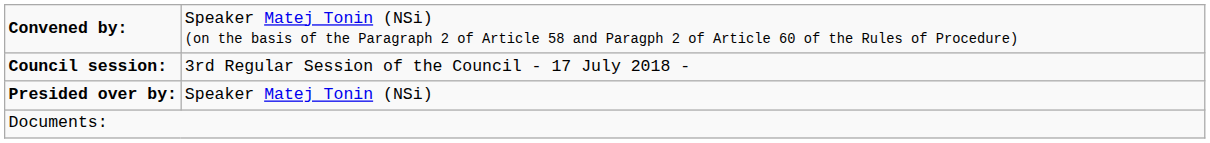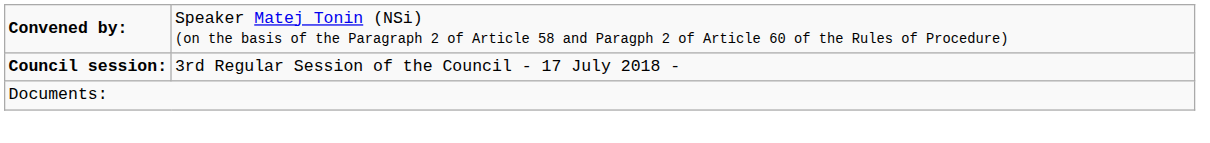- row: (93, 95)
